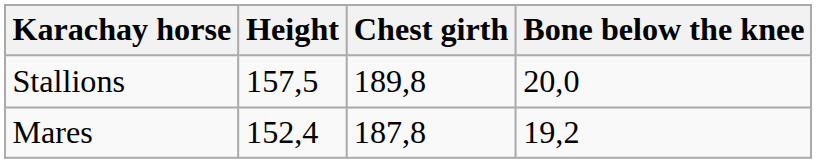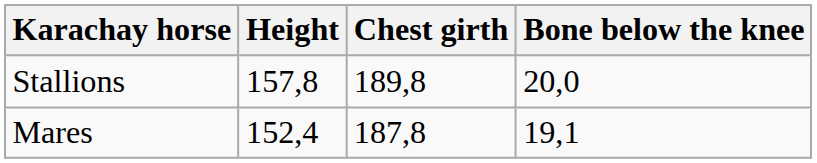(282, 81) 157,5 -> (282, 81) 157,8
(551, 132) 19,2 -> (551, 132) 19,1
